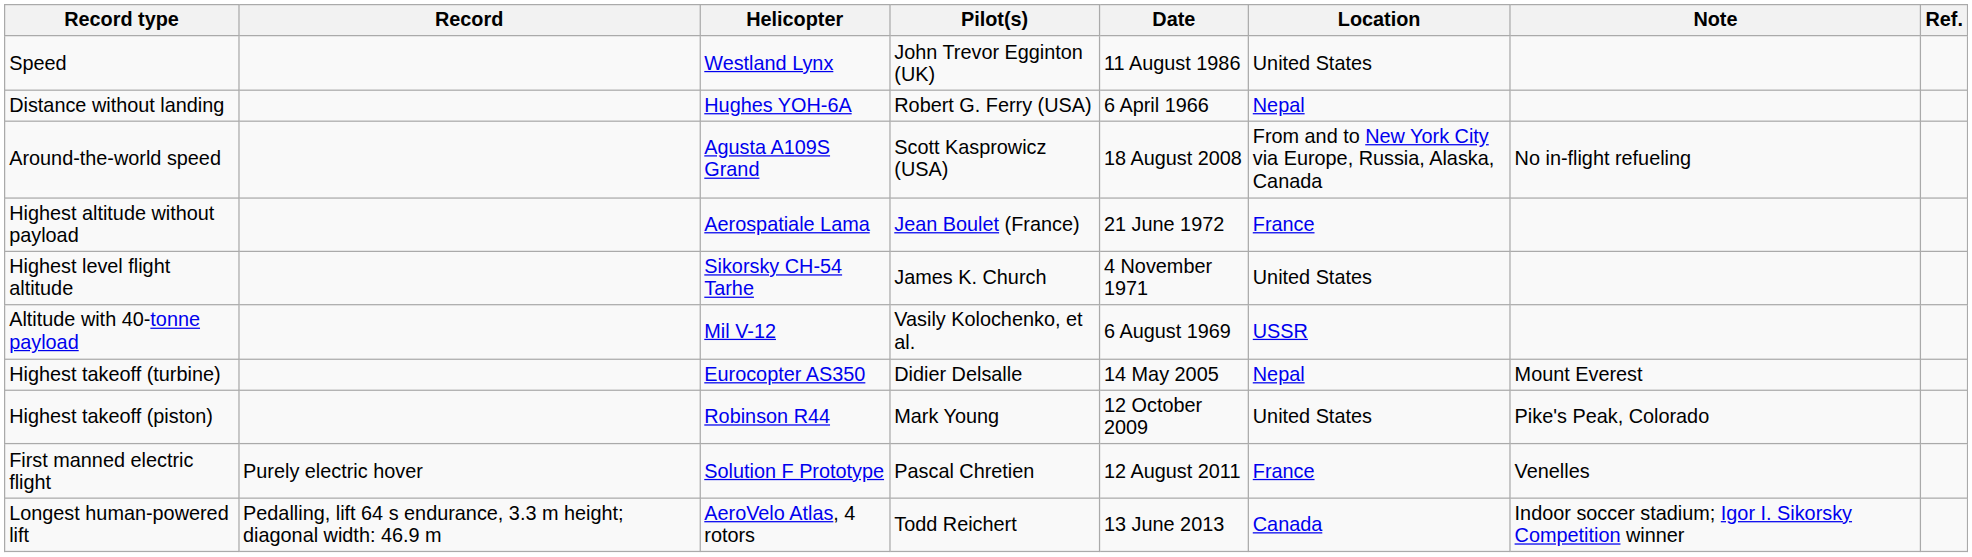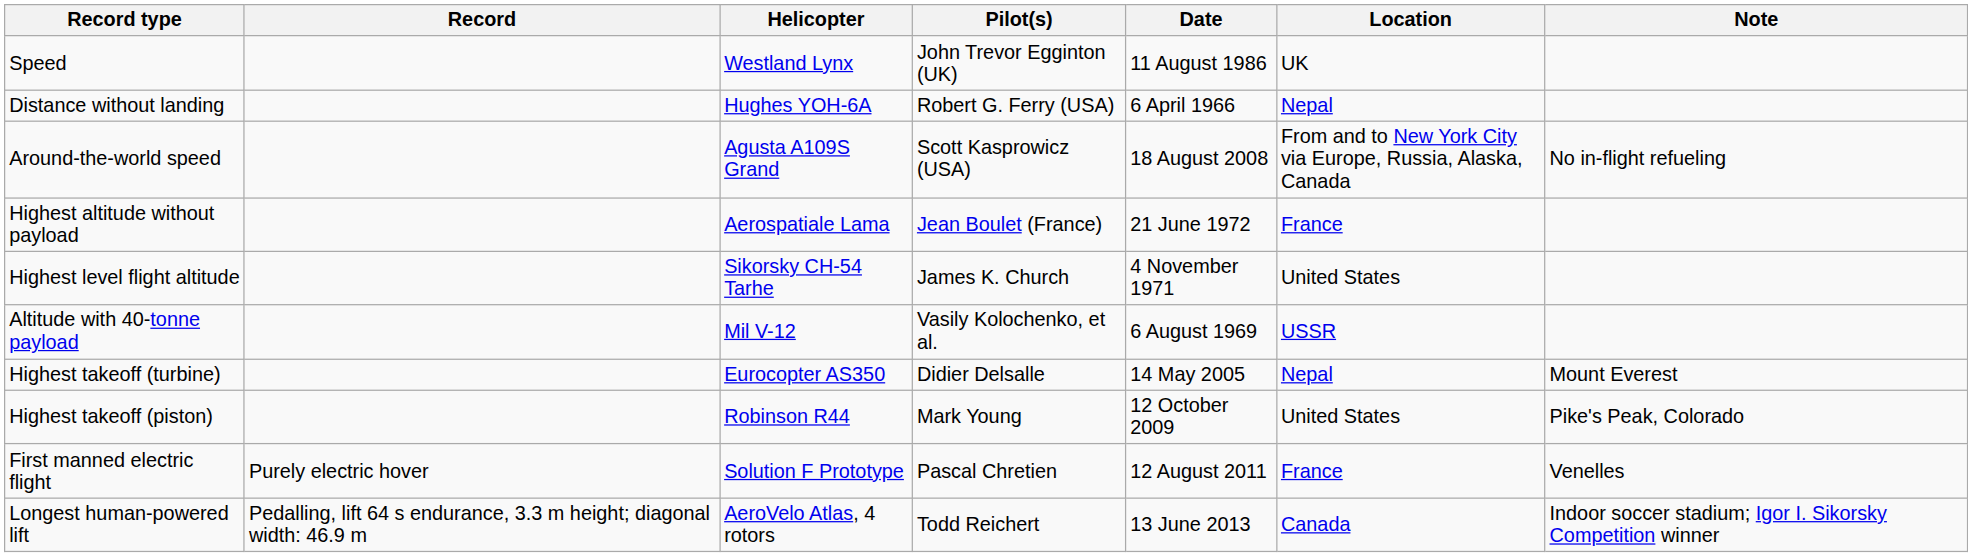- column: (1944, 20)
(1312, 62) United States -> (1295, 62) UK
